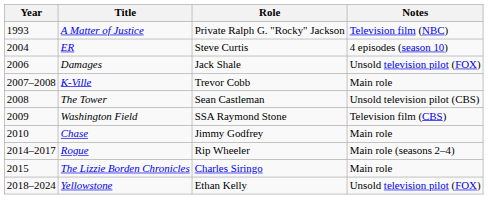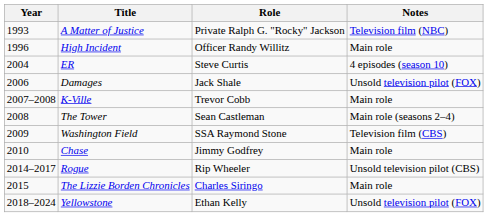+ row: (91, 47)
(415, 99) Unsold television pilot (CBS) -> (402, 116) Main role (seasons 2–4)
(402, 151) Main role (seasons 2–4) -> (415, 168) Unsold television pilot (CBS)
